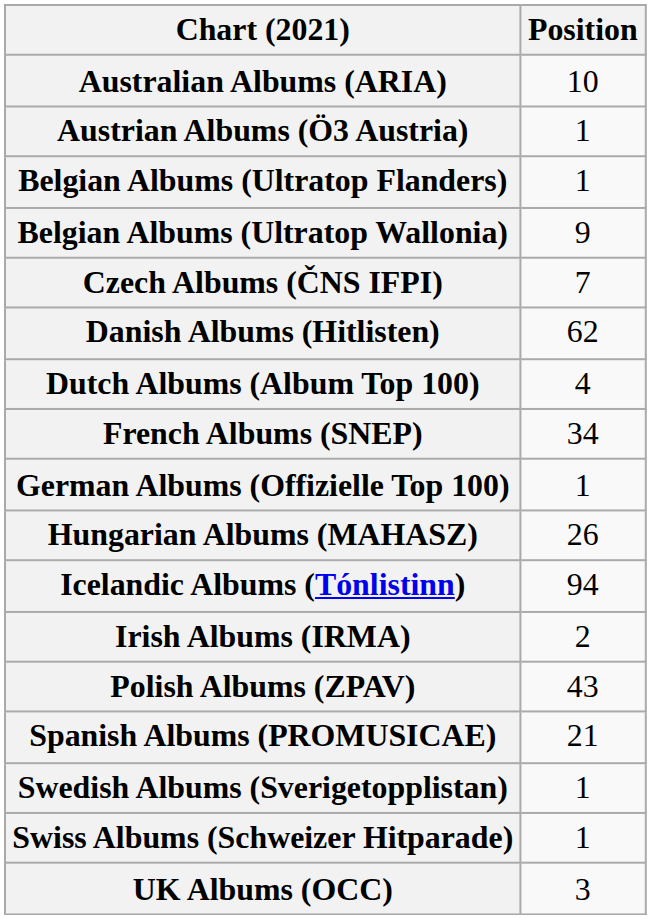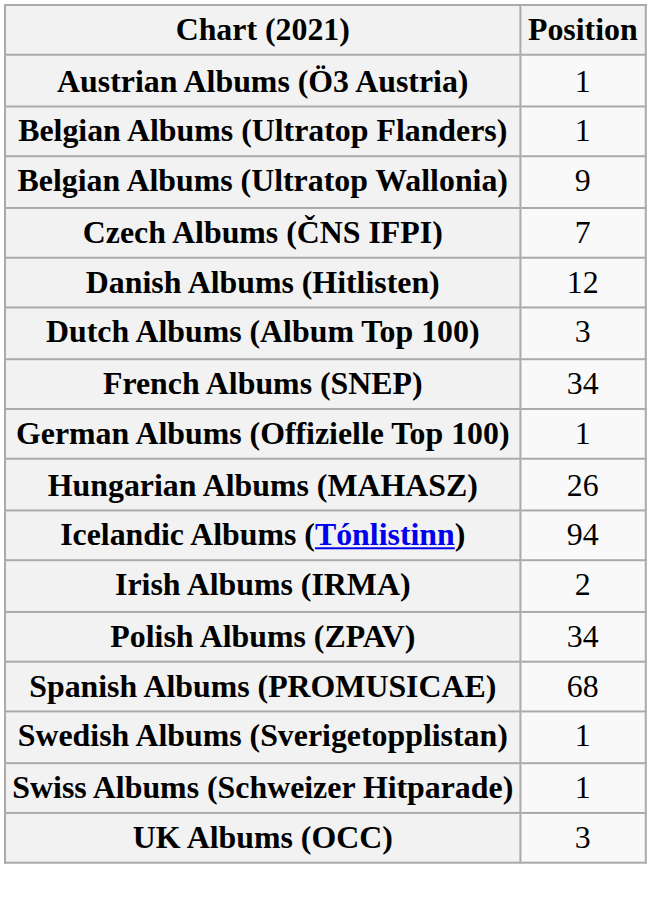- row: (263, 80)
(583, 332) 62 -> (583, 282) 12
(583, 383) 4 -> (583, 332) 3
(583, 686) 43 -> (583, 635) 34
(583, 736) 21 -> (583, 686) 68
